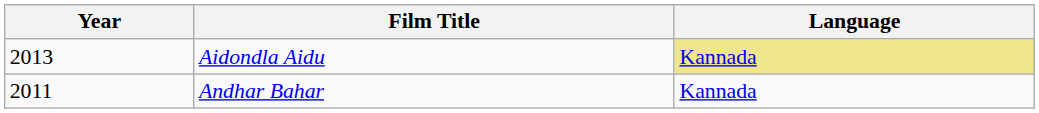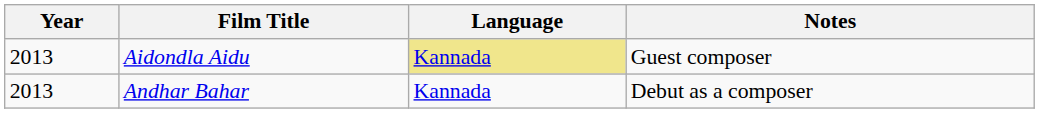+ column: (830, 21)
(31, 90) 2011 -> (31, 90) 2013
